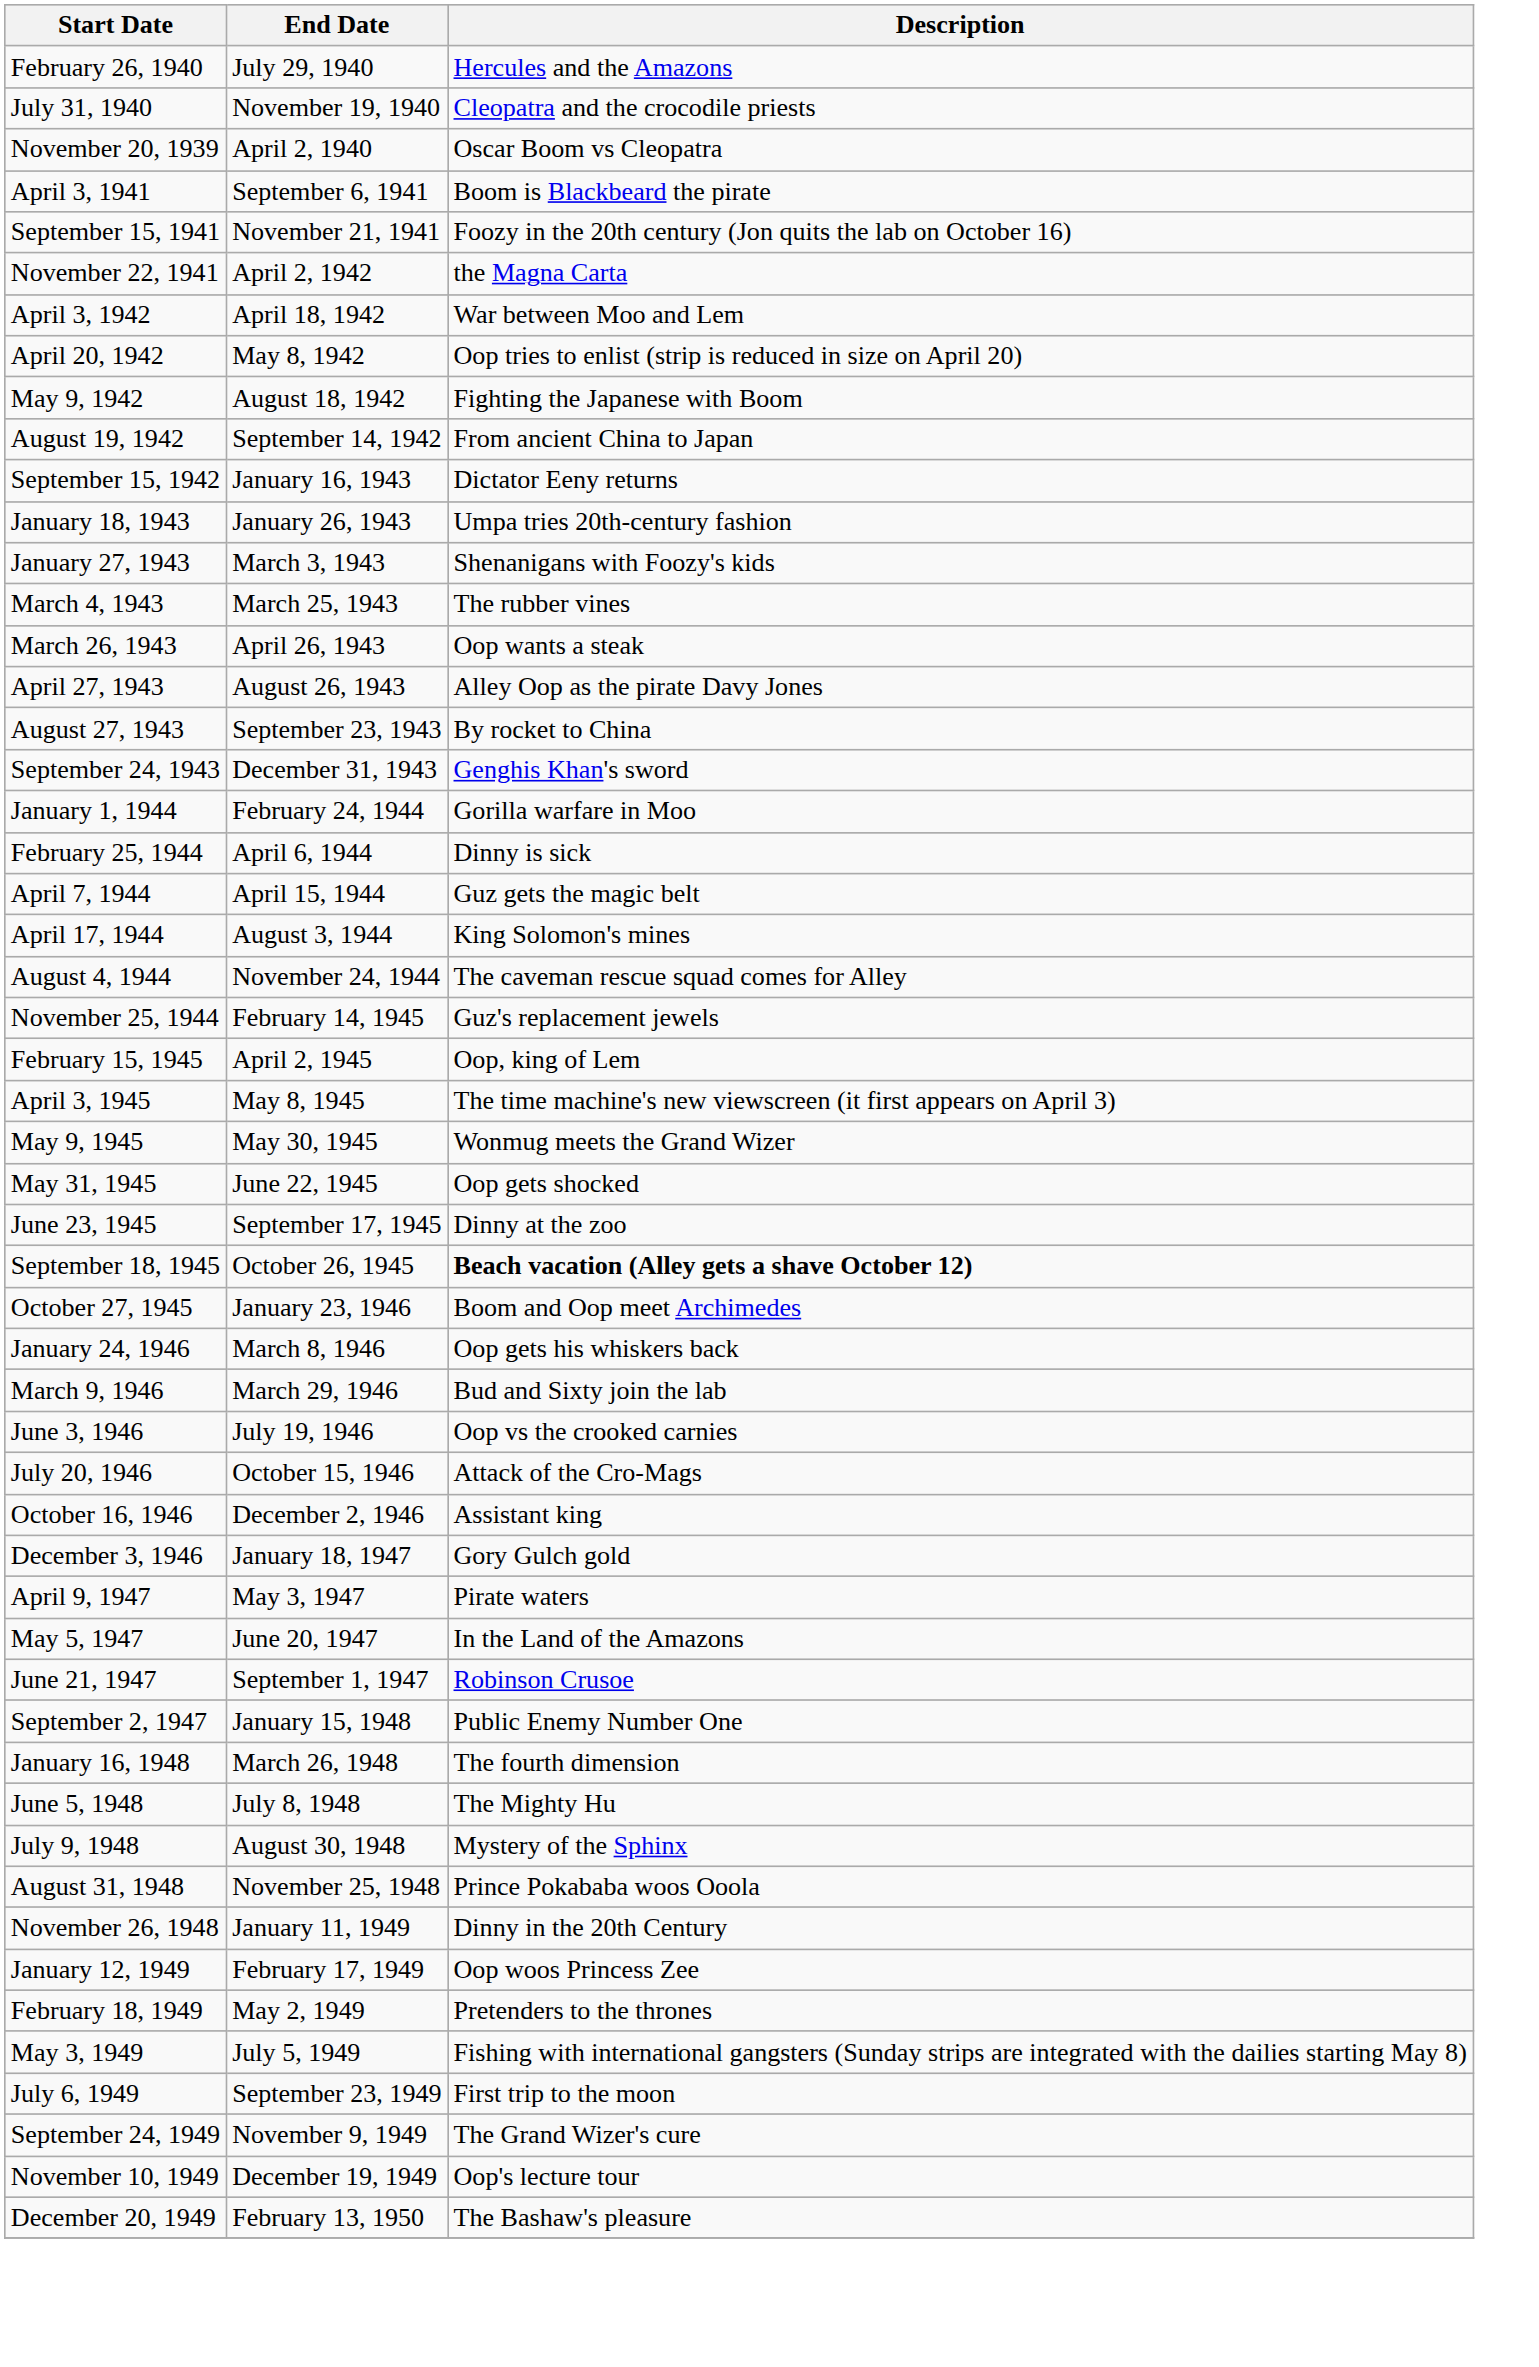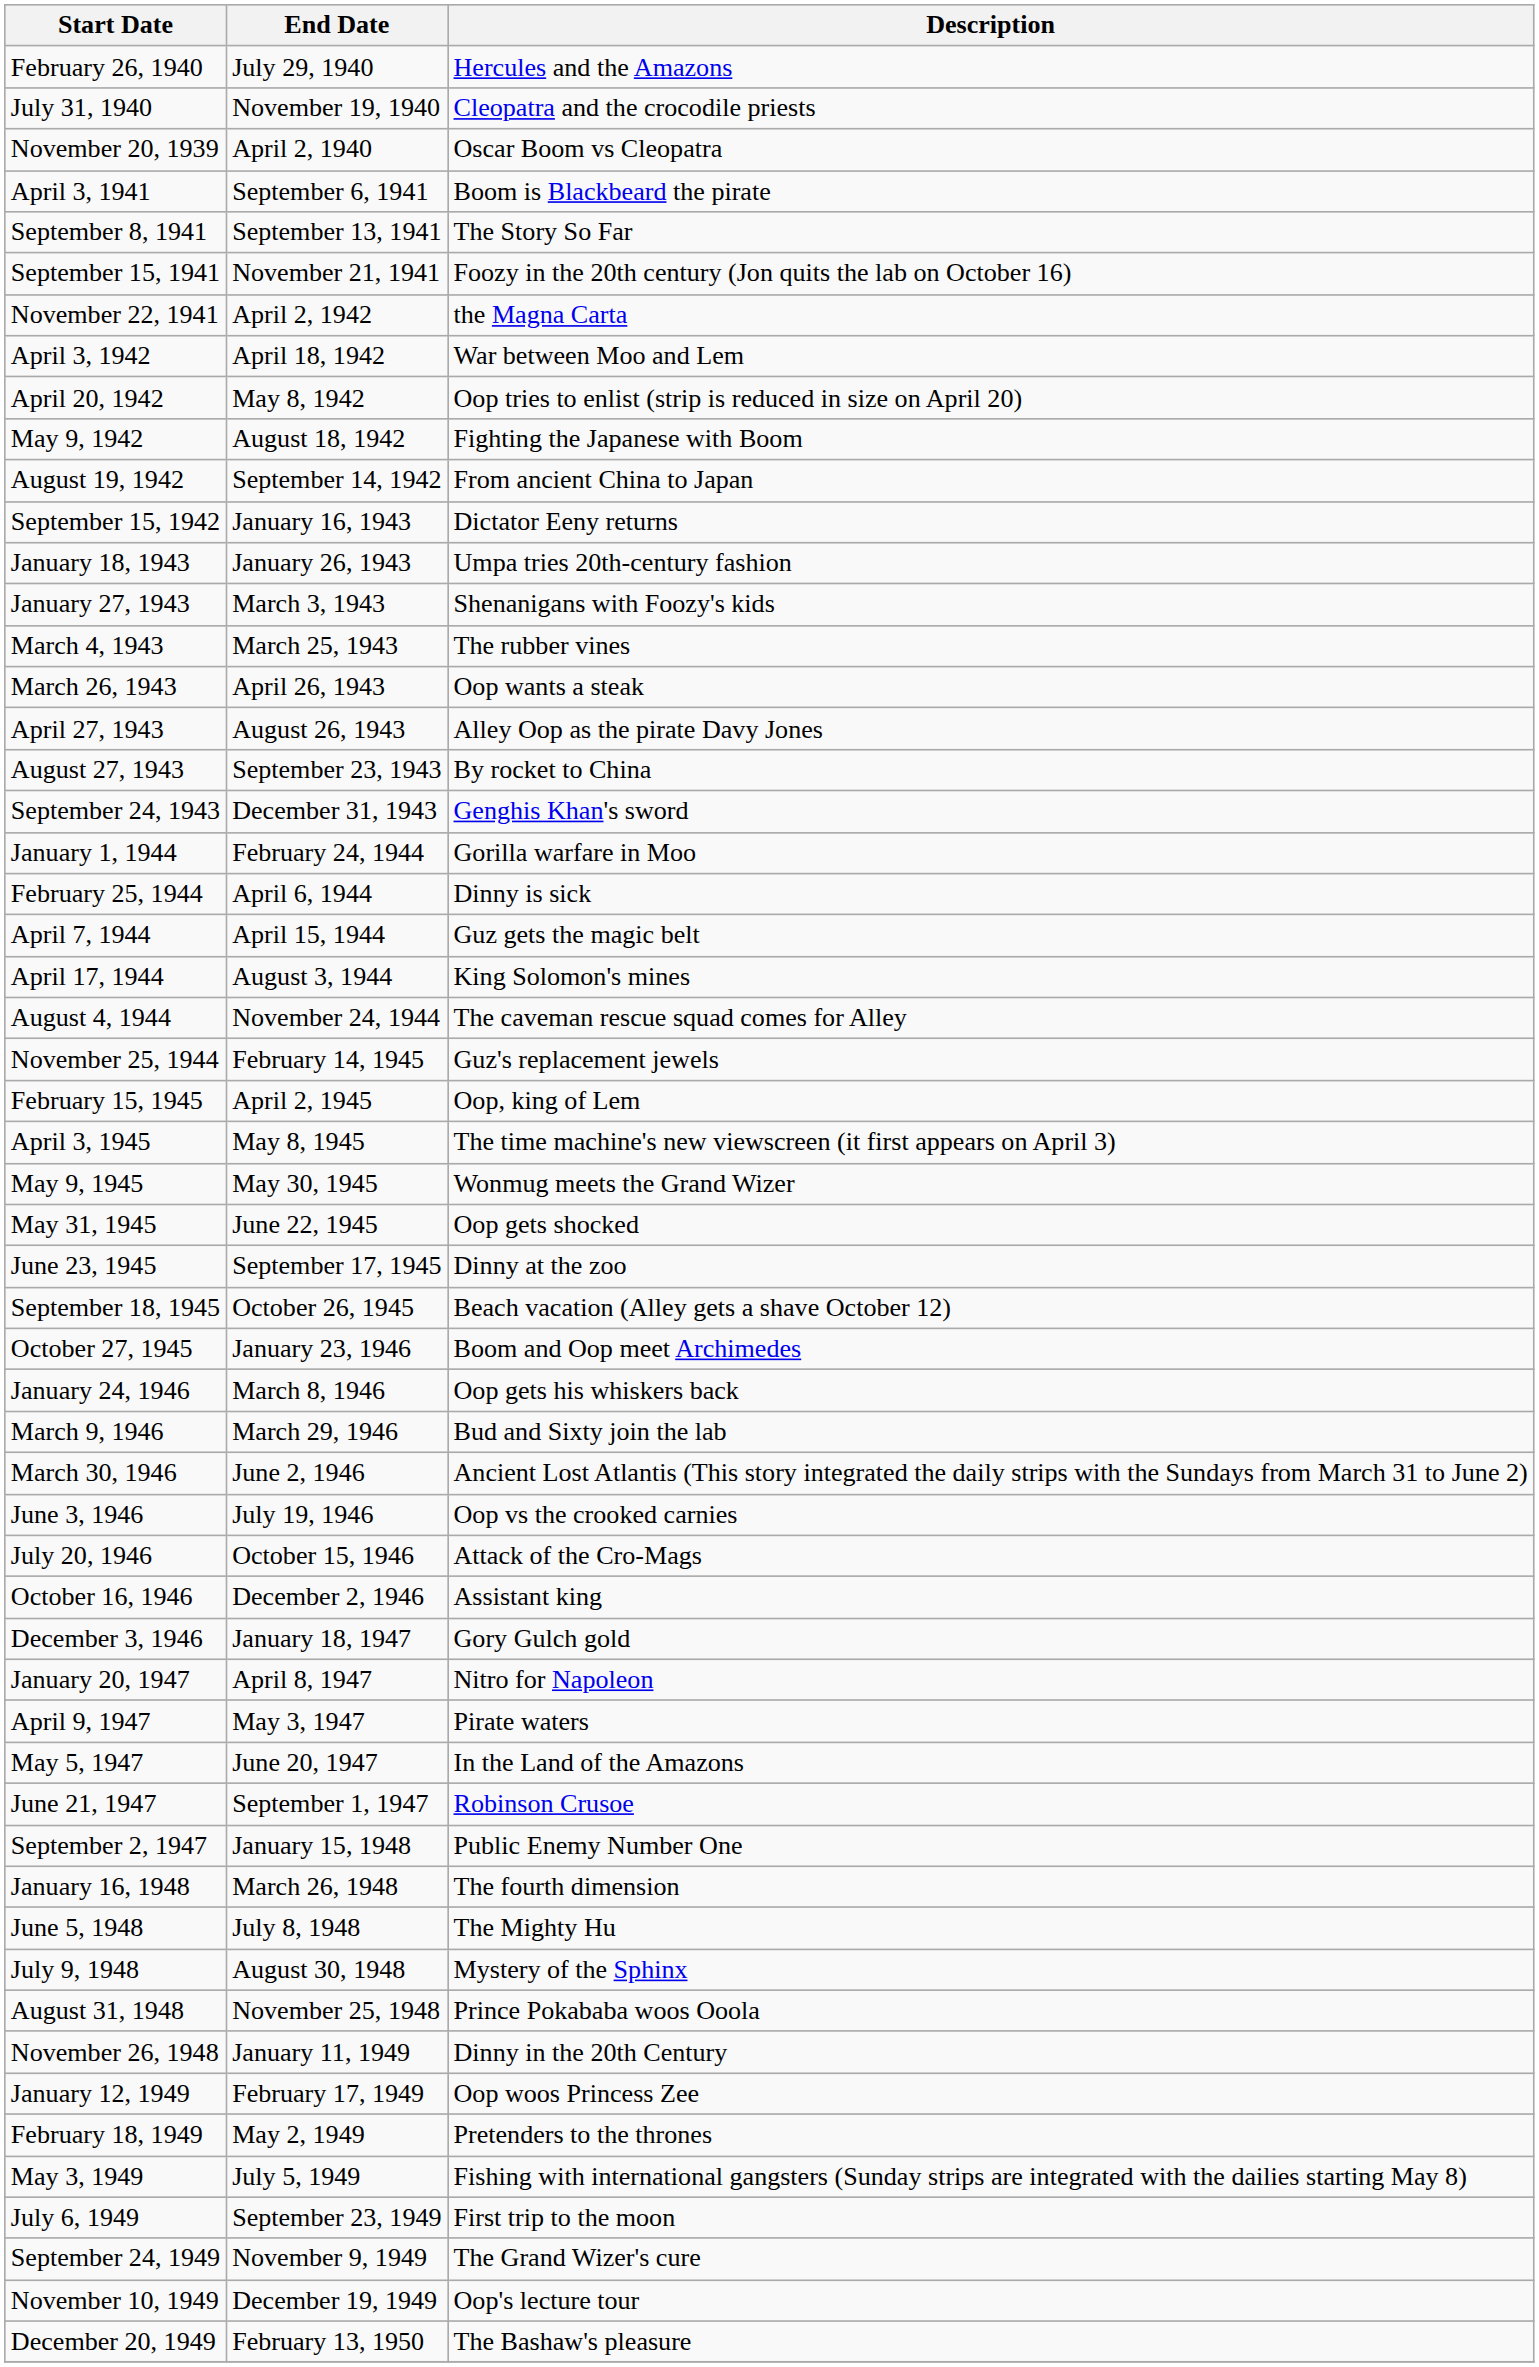+ row: (109, 231)
(713, 1266) bold -> (702, 1307) normal
+ row: (94, 1472)
+ row: (100, 1679)
